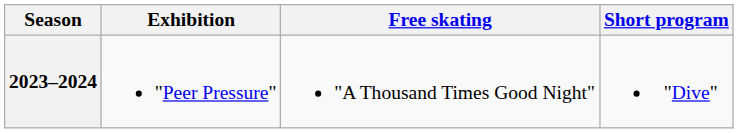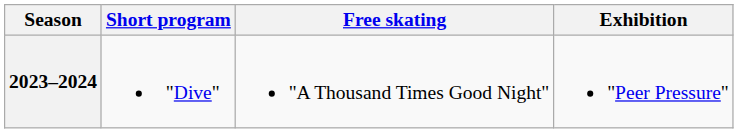columns swapped: (666, 19) <-> (191, 19)
